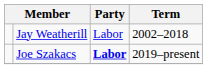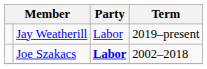(160, 34) 2002–2018 -> (166, 34) 2019–present
(166, 53) 2019–present -> (160, 53) 2002–2018
